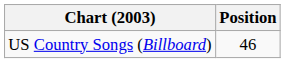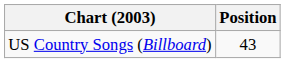(248, 44) 46 -> (248, 44) 43
